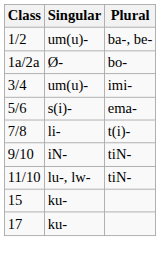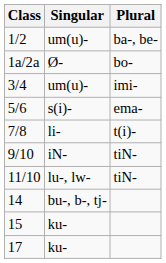+ row: (15, 200)
